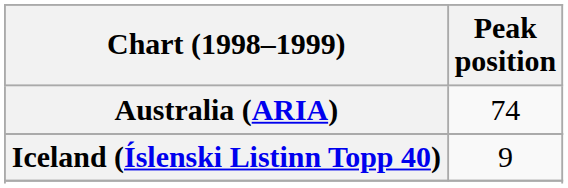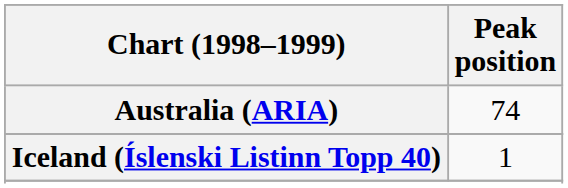(505, 156) 9 -> (505, 156) 1
